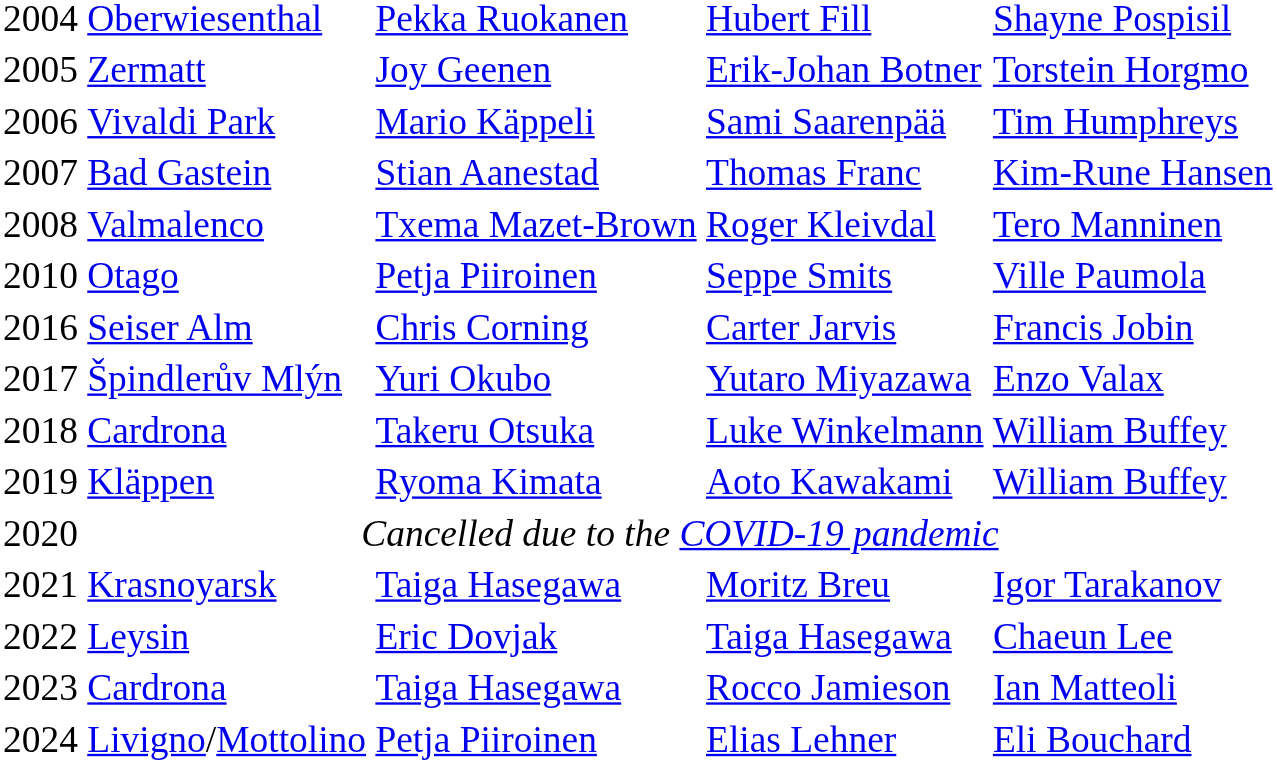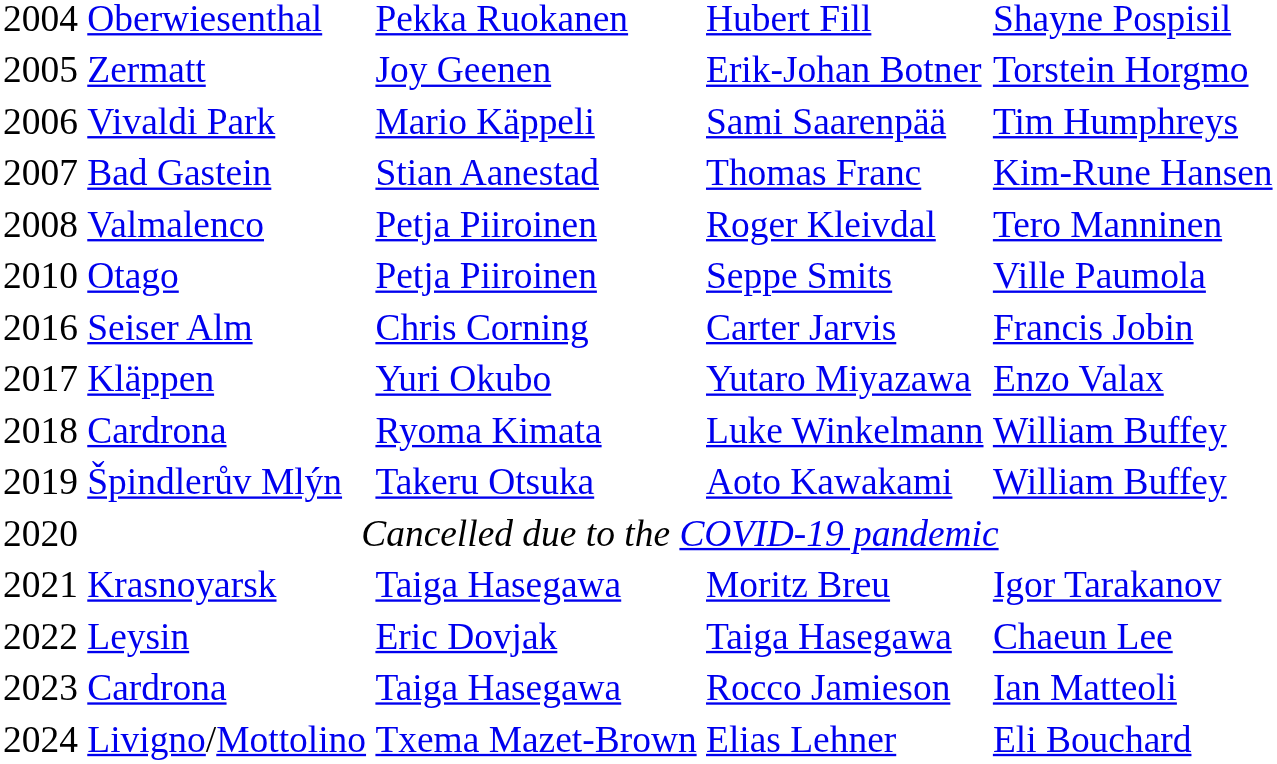(536, 224) Txema Mazet-Brown -> (486, 224) Petja Piiroinen
(215, 378) Špindlerův Mlýn -> (151, 378) Kläppen
(485, 430) Takeru Otsuka -> (489, 430) Ryoma Kimata
(151, 481) Kläppen -> (215, 481) Špindlerův Mlýn
(489, 481) Ryoma Kimata -> (485, 481) Takeru Otsuka
(486, 739) Petja Piiroinen -> (536, 739) Txema Mazet-Brown
